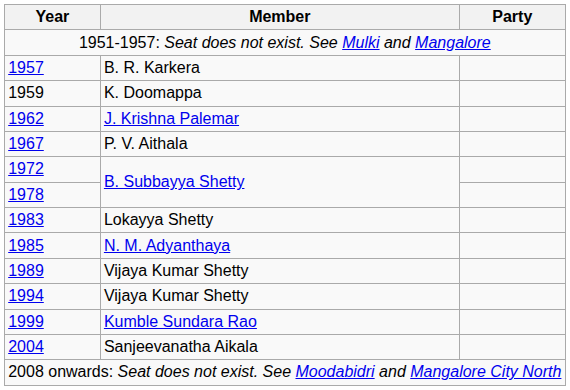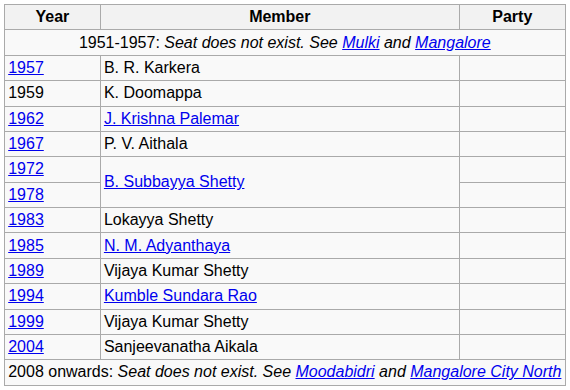(176, 296) Vijaya Kumar Shetty -> (180, 296) Kumble Sundara Rao
(180, 321) Kumble Sundara Rao -> (176, 321) Vijaya Kumar Shetty
